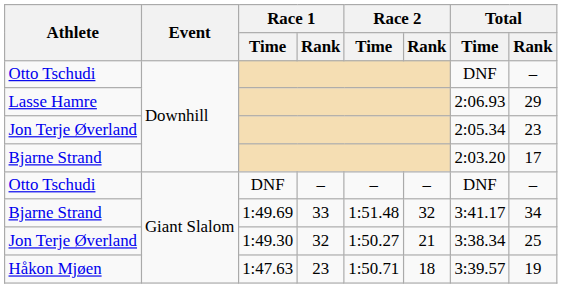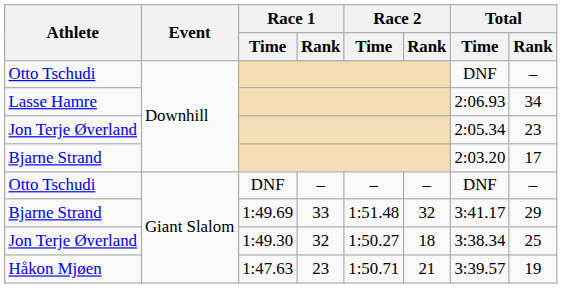(533, 102) 29 -> (533, 102) 34
(533, 213) 34 -> (533, 213) 29
(427, 241) 21 -> (427, 241) 18
(427, 268) 18 -> (427, 268) 21
